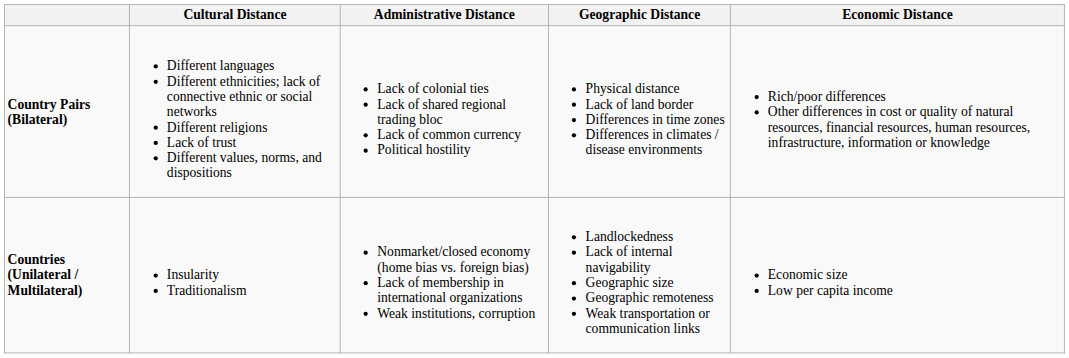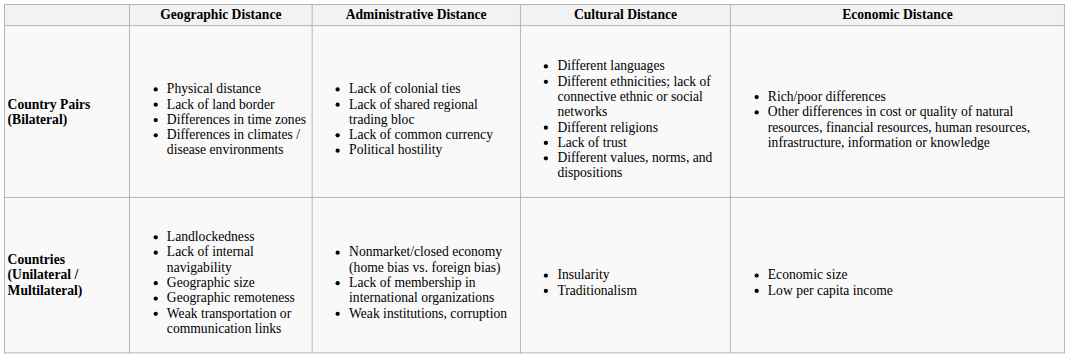columns swapped: (235, 15) <-> (640, 15)
